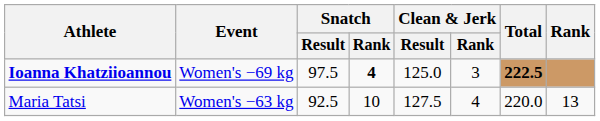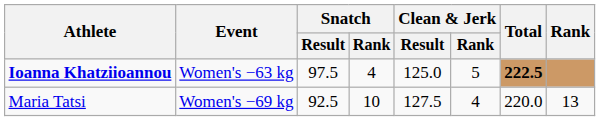(236, 73) Women's −69 kg -> (236, 73) Women's −63 kg
(372, 73) bold -> (372, 73) normal
(475, 73) 3 -> (475, 73) 5
(236, 101) Women's −63 kg -> (236, 101) Women's −69 kg
